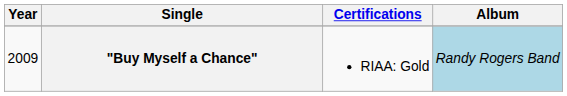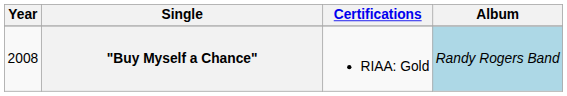(23, 58) 2009 -> (23, 58) 2008
